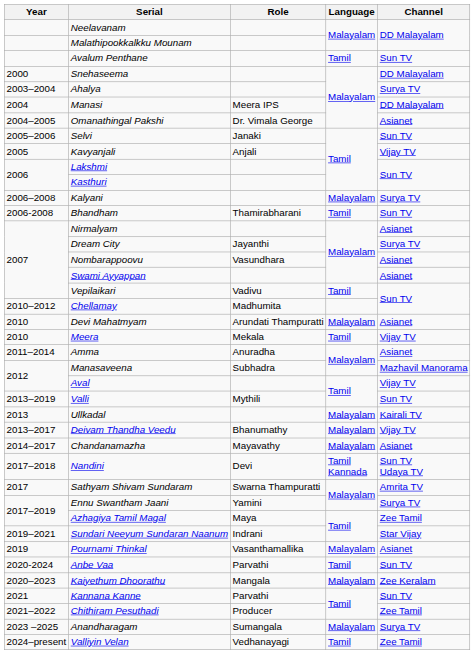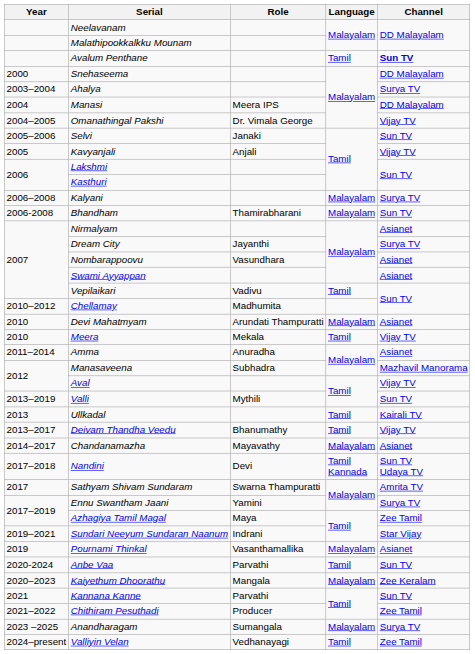(396, 58) normal -> (397, 58) bold
(396, 120) Asianet -> (398, 120) Vijay TV
(339, 213) Tamil -> (352, 213) Malayalam
(352, 414) Malayalam -> (339, 414) Tamil
(352, 430) Malayalam -> (339, 430) Tamil
